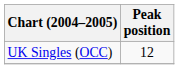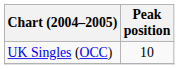(147, 52) 12 -> (147, 52) 10
